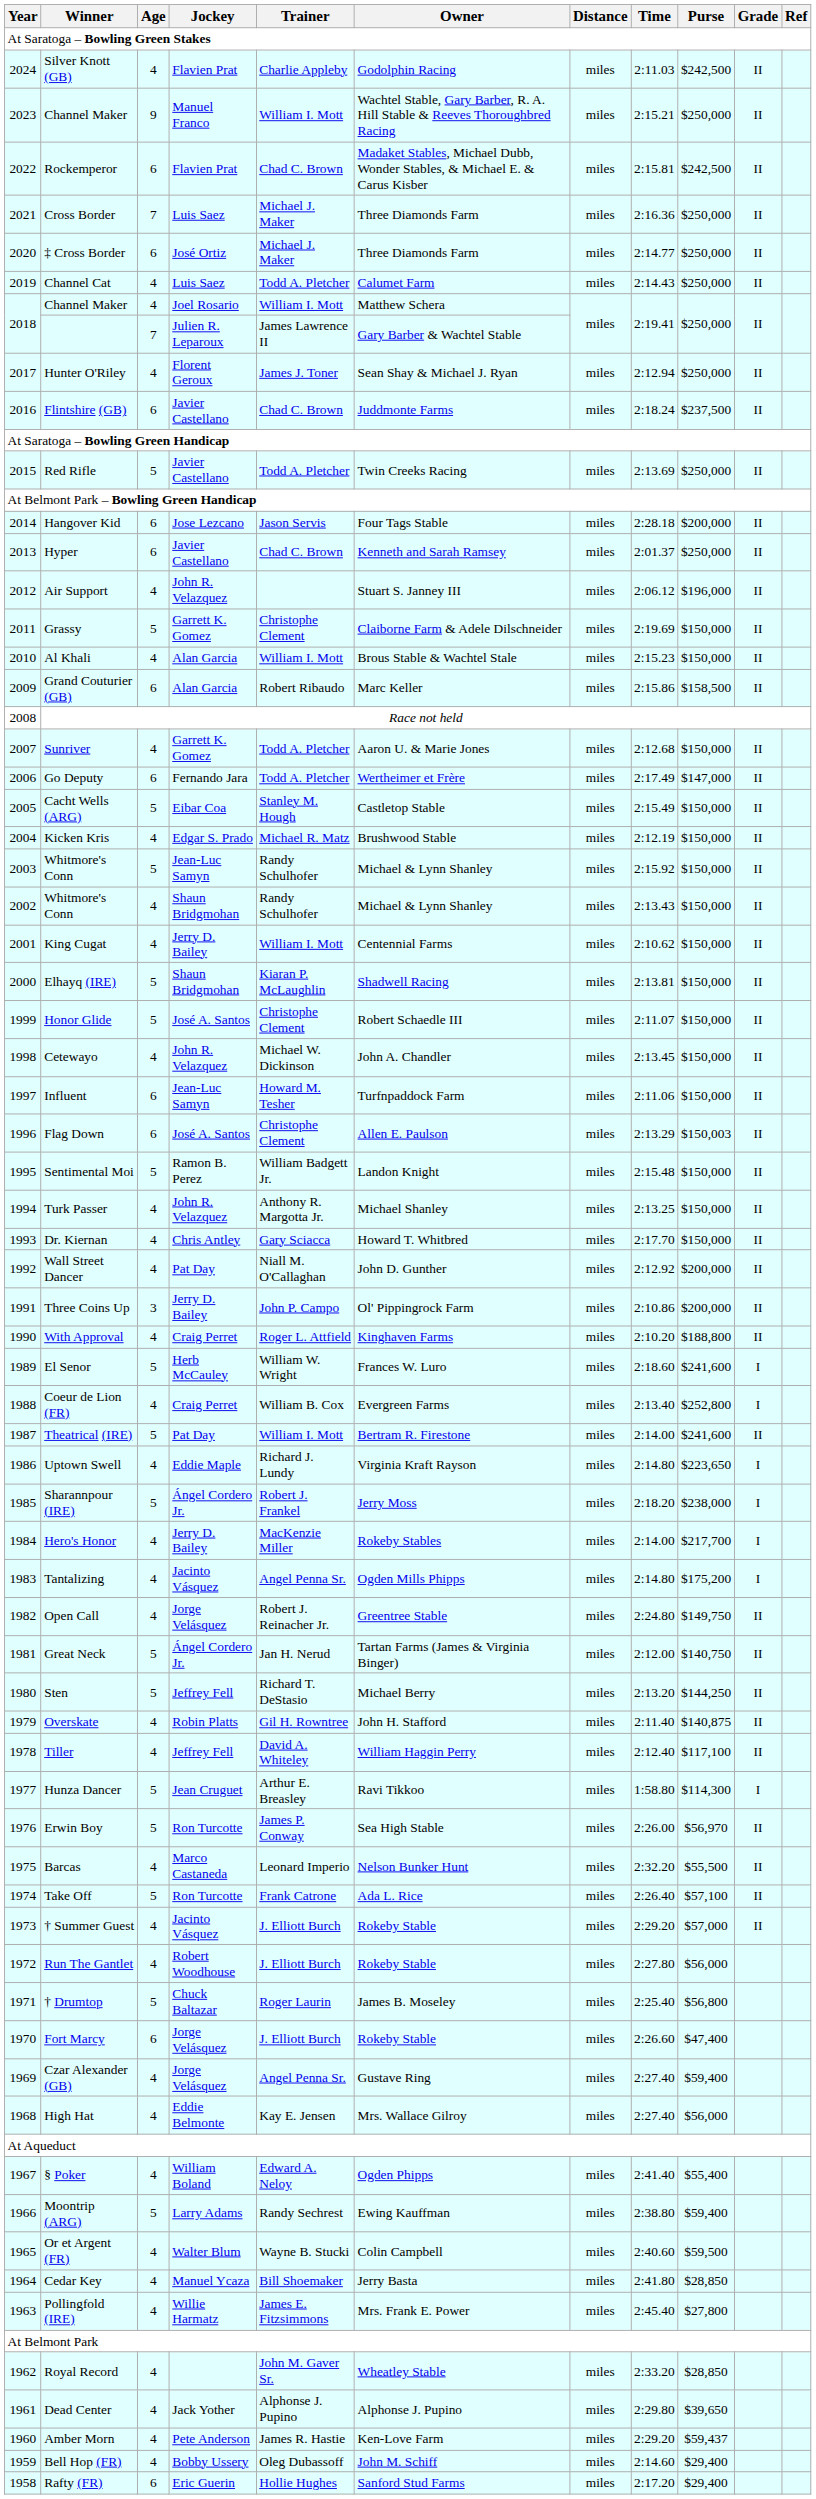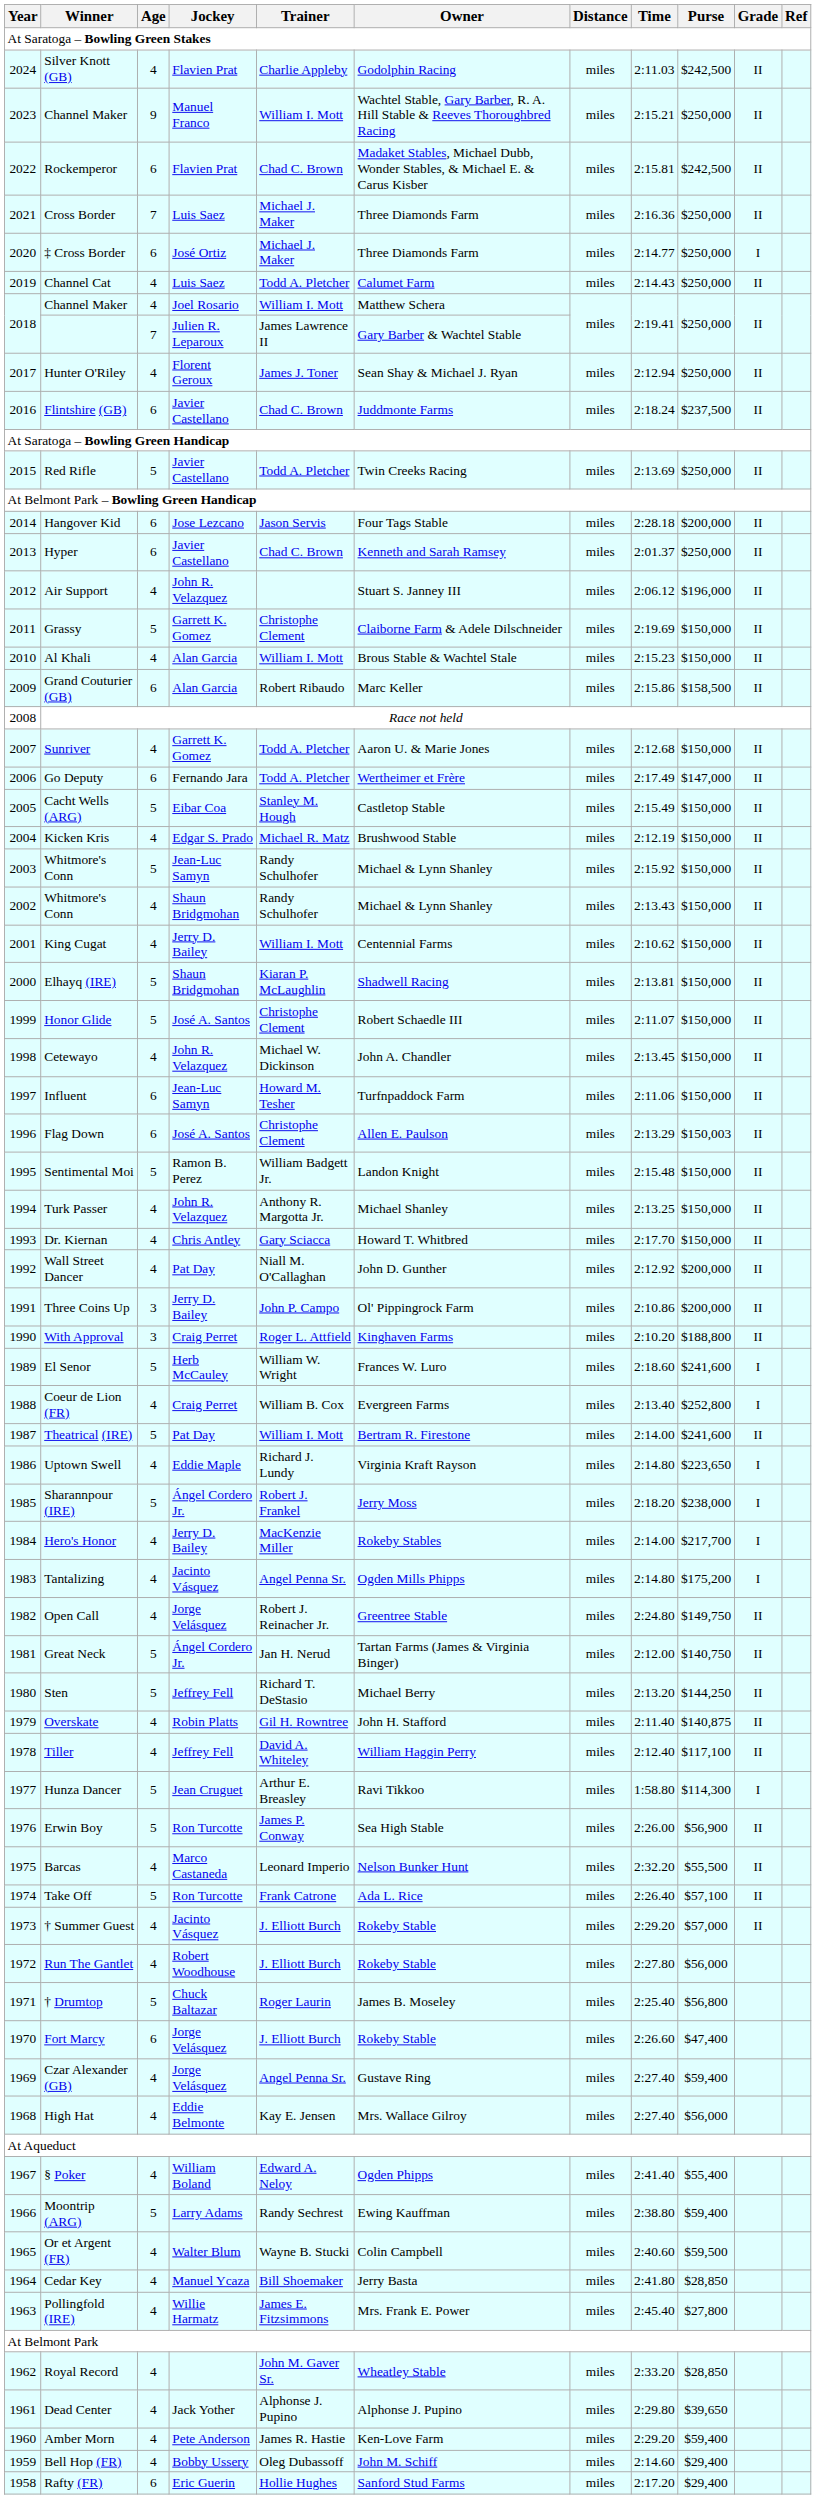(758, 252) II -> (758, 252) I
(153, 1336) 4 -> (153, 1336) 3
(706, 1827) $56,970 -> (706, 1827) $56,900
(706, 2439) $59,437 -> (706, 2439) $59,400
